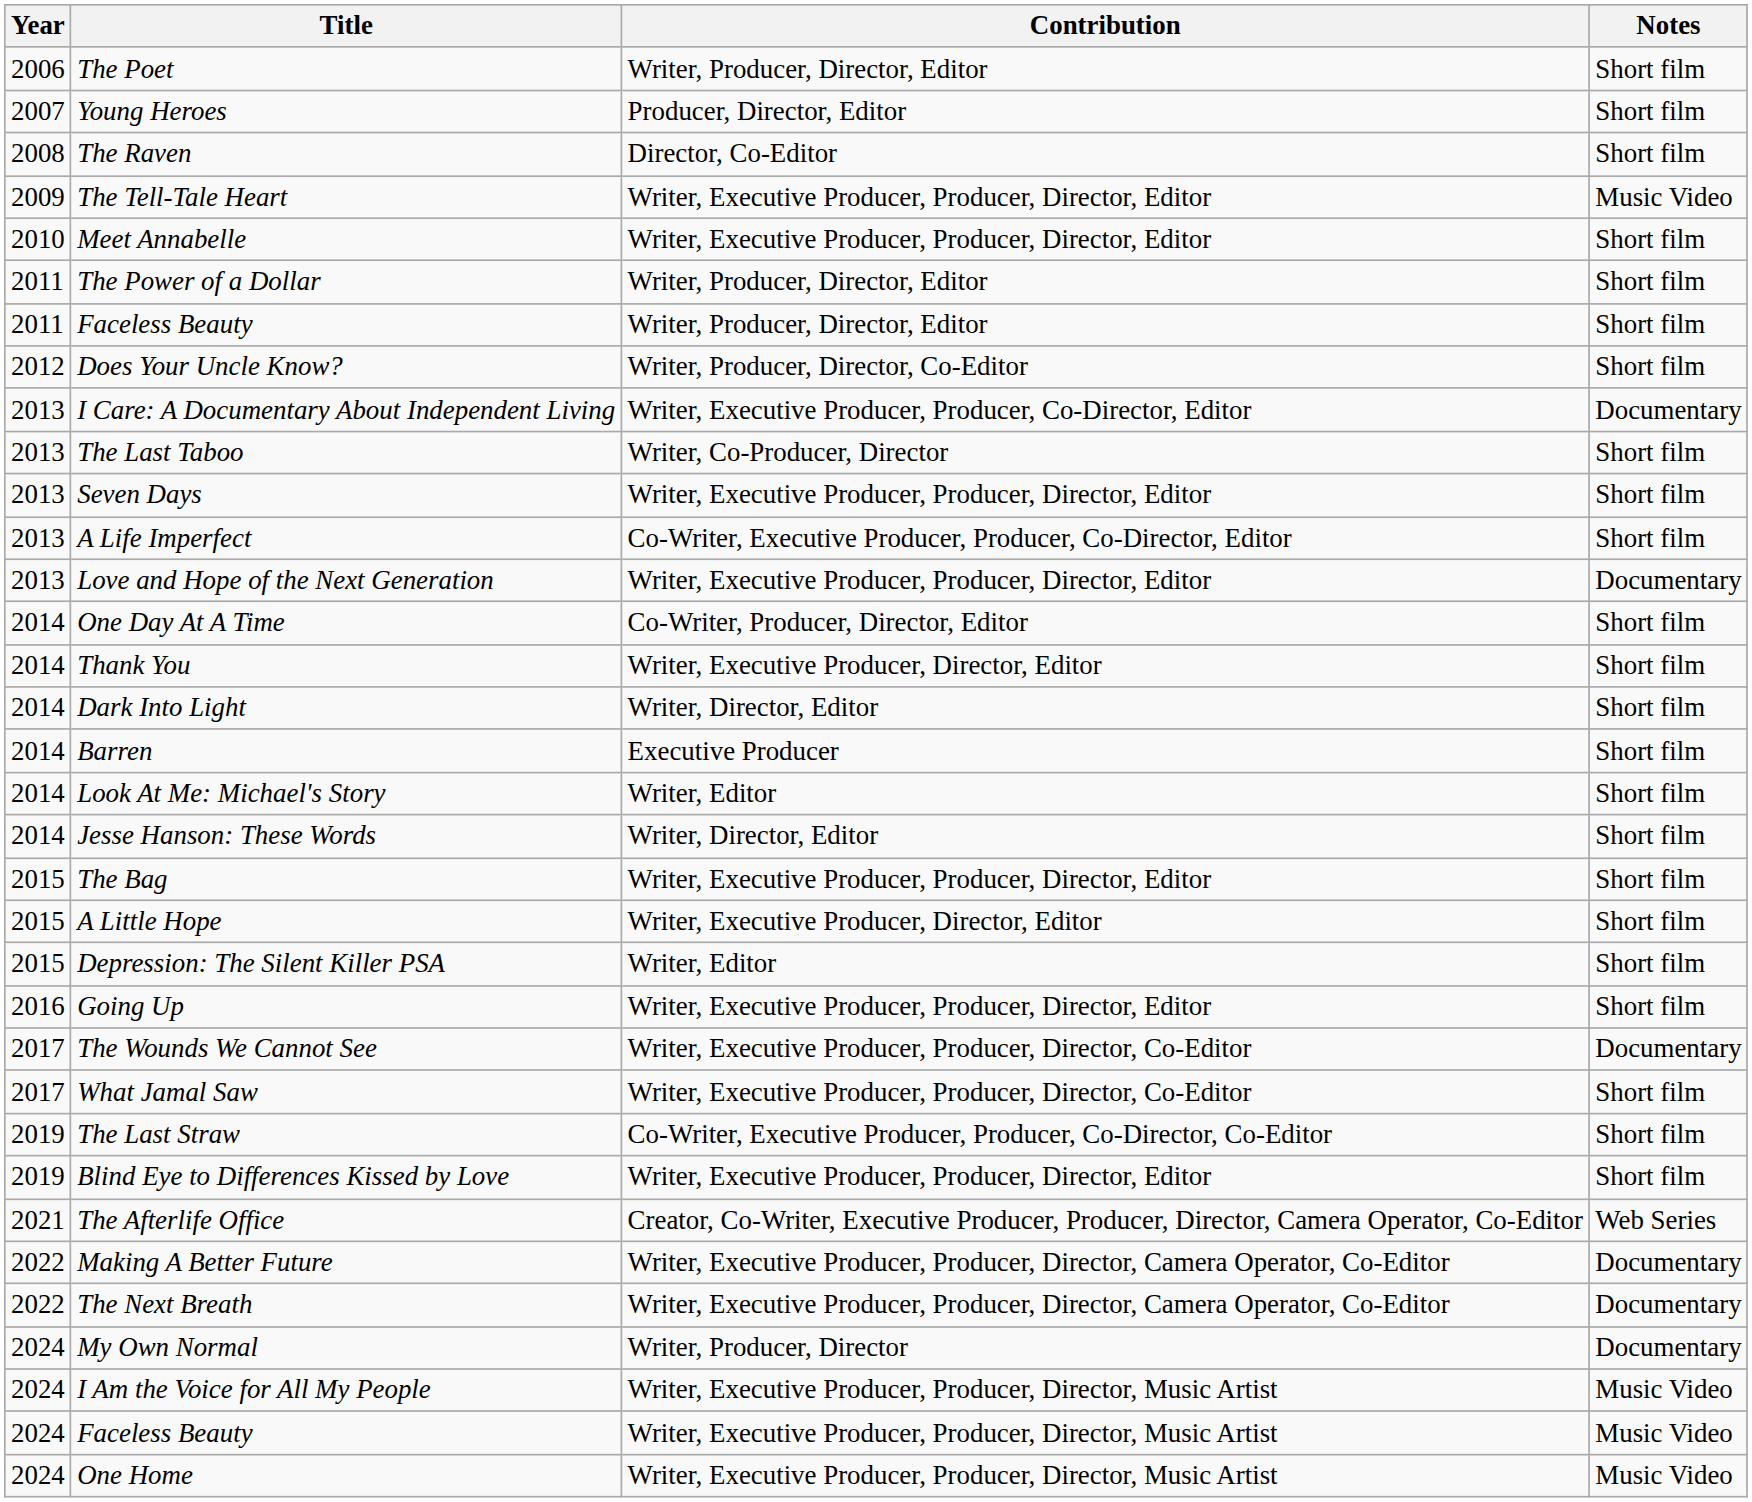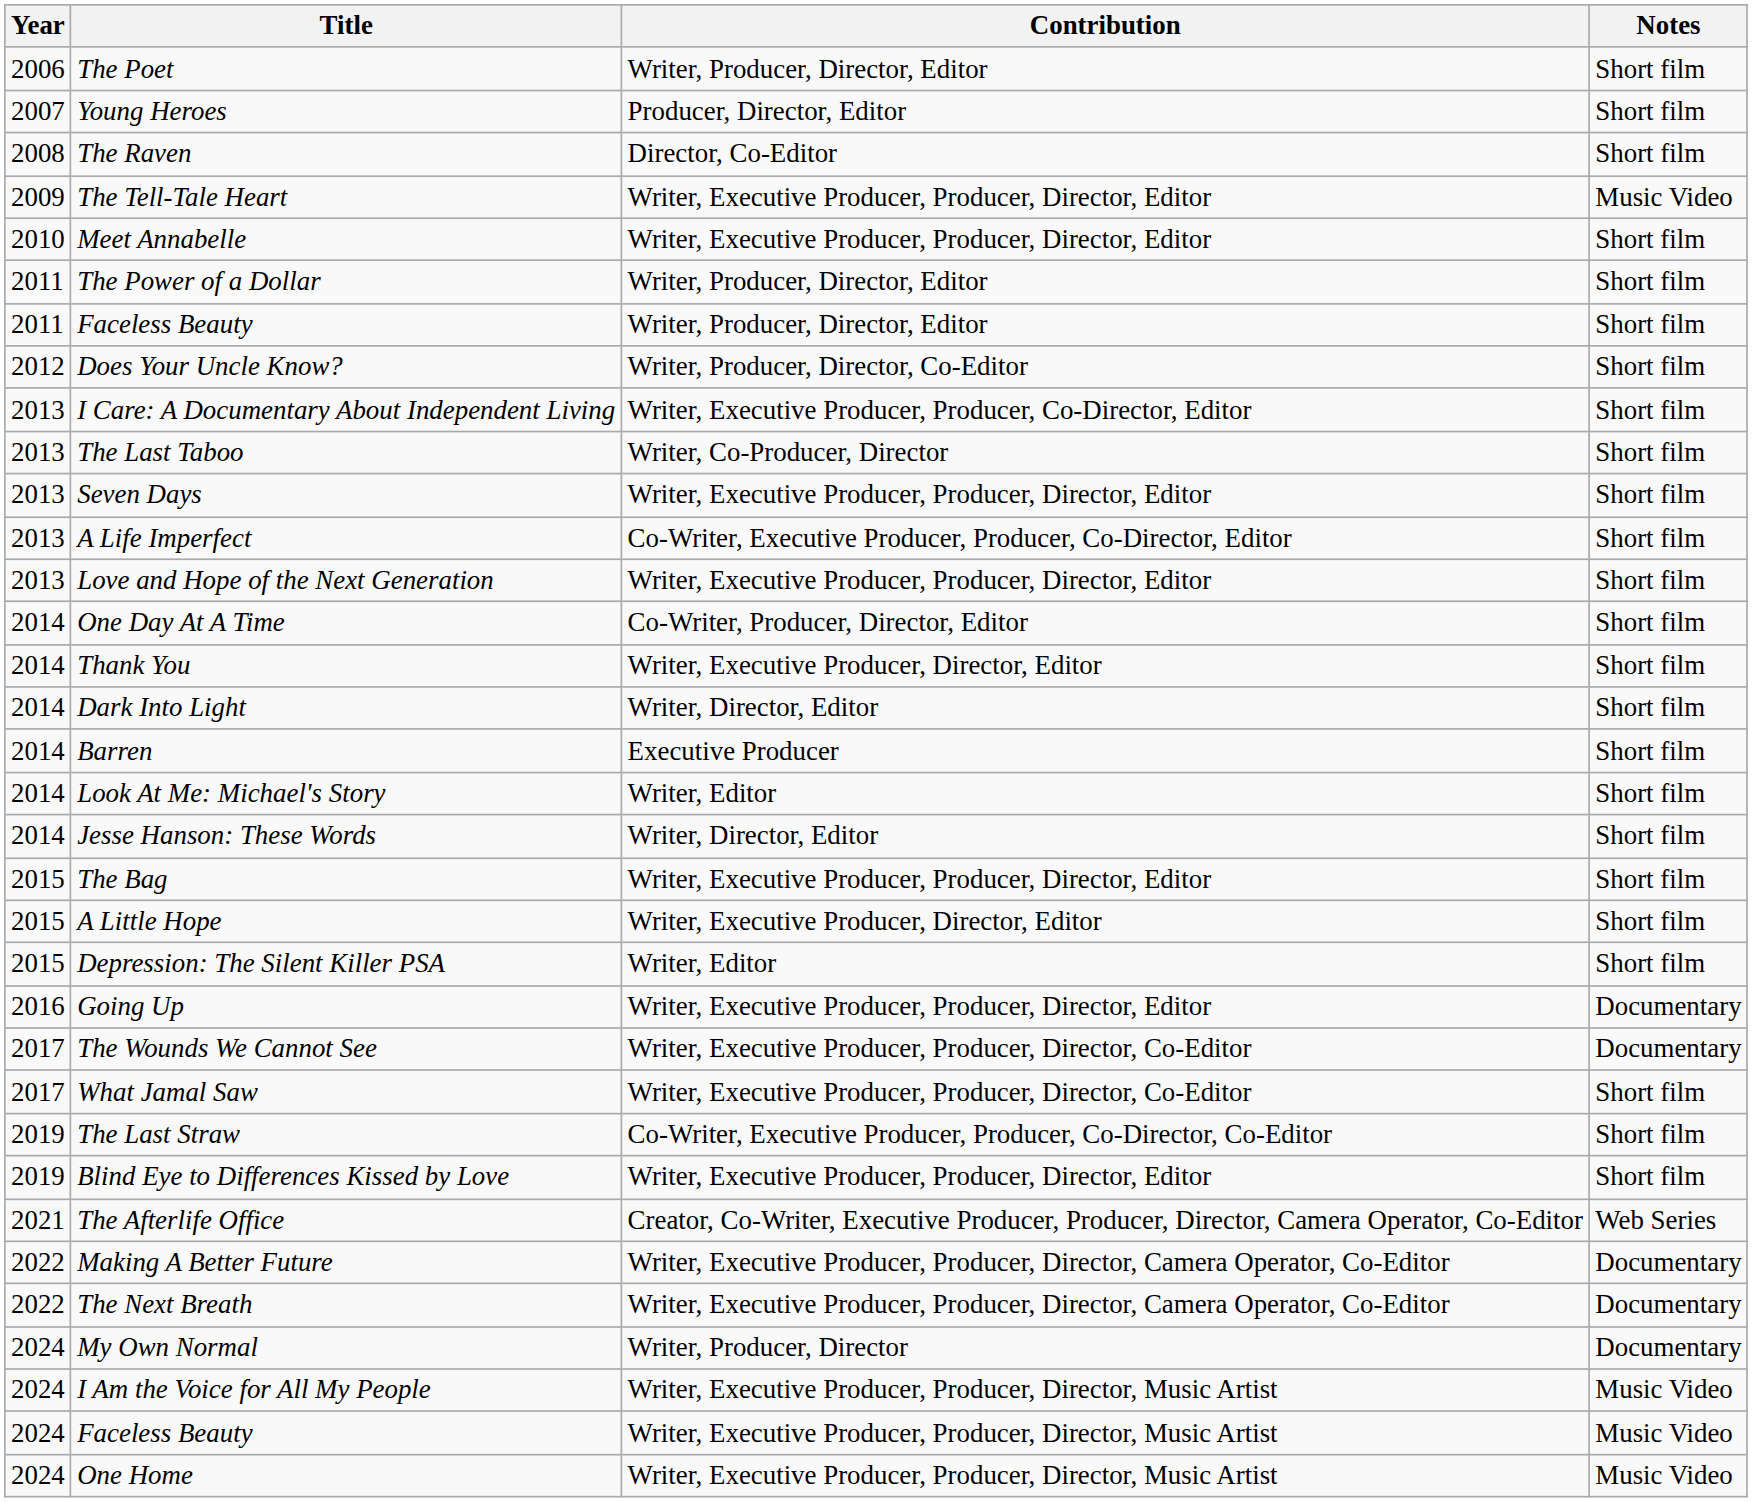(1668, 409) Documentary -> (1650, 409) Short film
(1668, 580) Documentary -> (1650, 580) Short film
(1650, 1006) Short film -> (1668, 1006) Documentary
